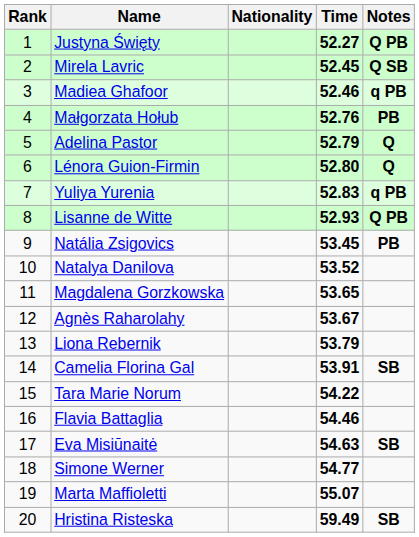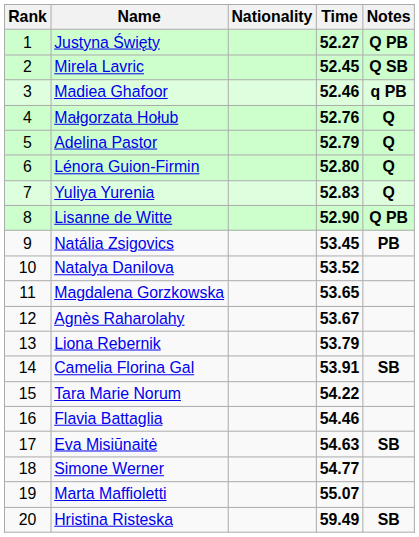(389, 117) PB -> (389, 117) Q
(389, 192) q PB -> (389, 192) Q
(340, 218) 52.93 -> (340, 218) 52.90
